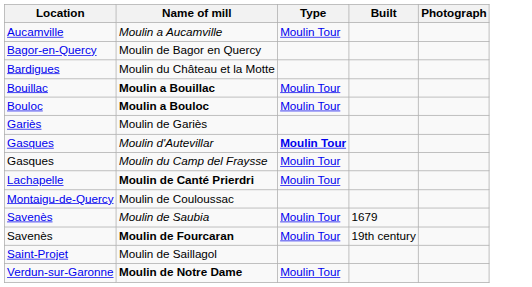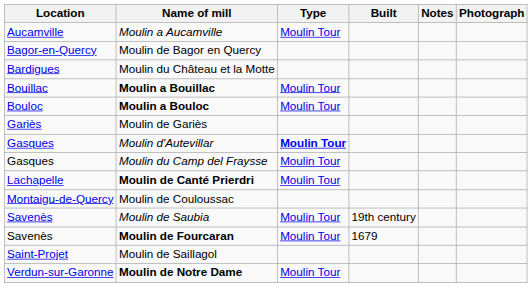+ column: (437, 13)
(364, 217) 1679 -> (384, 217) 19th century
(384, 236) 19th century -> (364, 236) 1679
